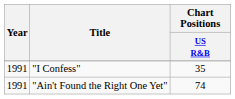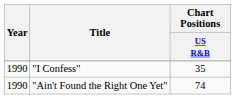(17, 69) 1991 -> (17, 69) 1990
(17, 85) 1991 -> (17, 85) 1990
